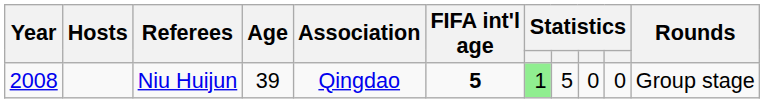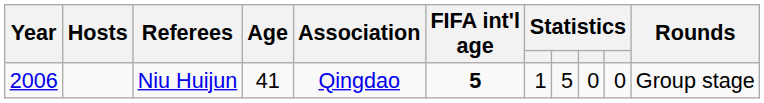(34, 80) 2008 -> (34, 80) 2006
(268, 80) 39 -> (268, 80) 41
(540, 80) lightgreen background -> (540, 80) no background
